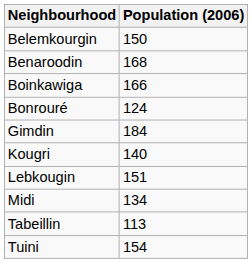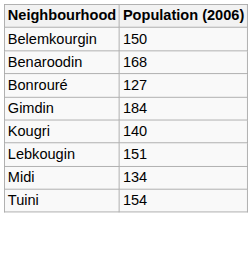- row: (45, 85)
(135, 108) 124 -> (135, 85) 127
- row: (34, 223)
